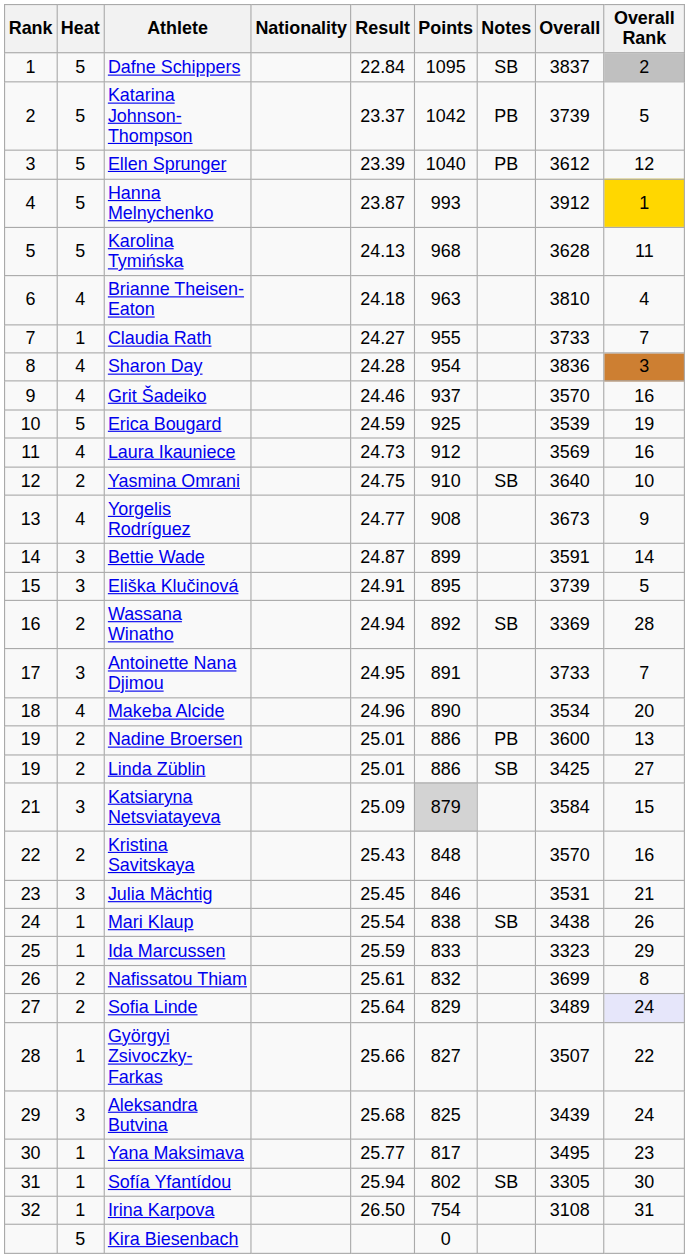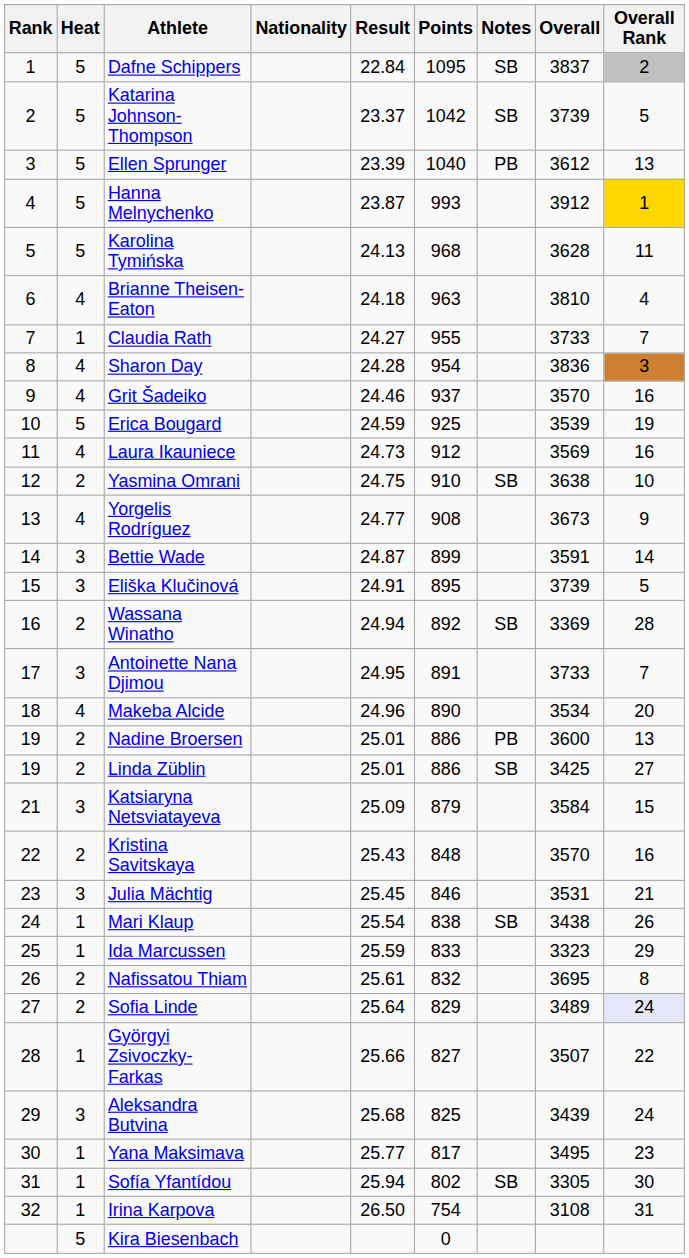(506, 115) PB -> (506, 115) SB
(644, 164) 12 -> (644, 164) 13
(570, 480) 3640 -> (570, 480) 3638
(446, 807) lightgrey background -> (446, 807) no background
(570, 979) 3699 -> (570, 979) 3695
